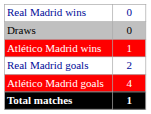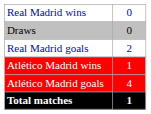rows swapped: (54, 48) <-> (48, 65)
